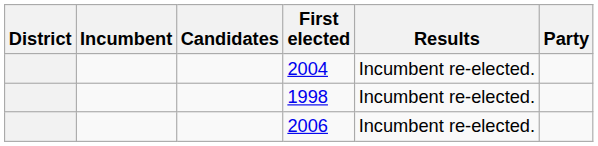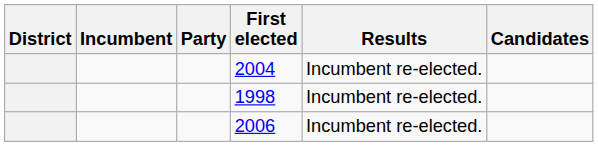columns swapped: (566, 39) <-> (230, 39)
